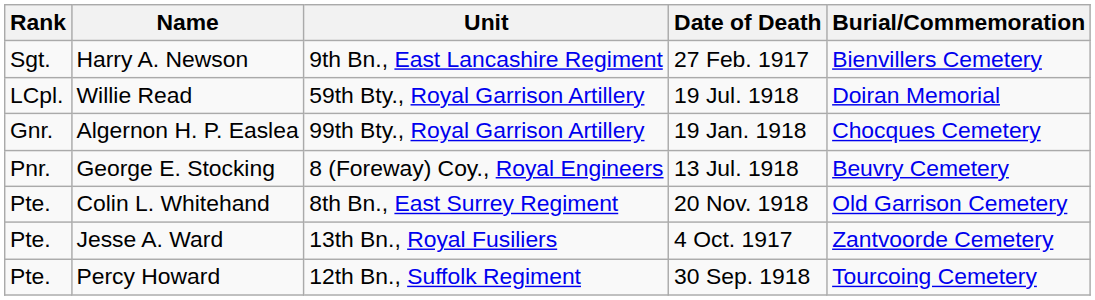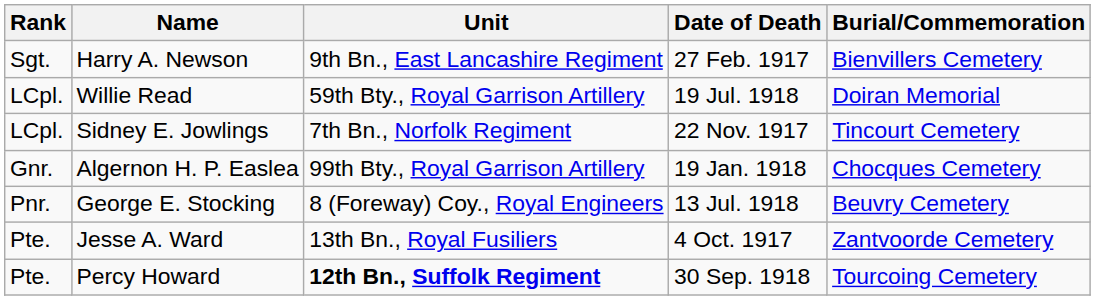+ row: (173, 131)
- row: (173, 204)
(445, 276) normal -> (455, 276) bold
